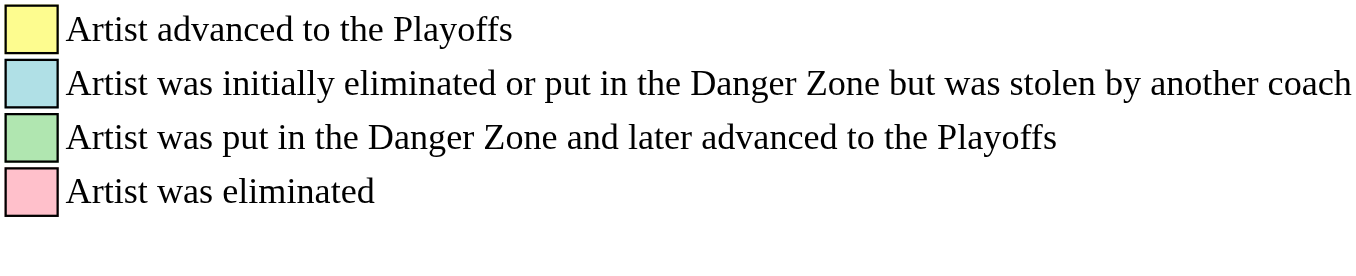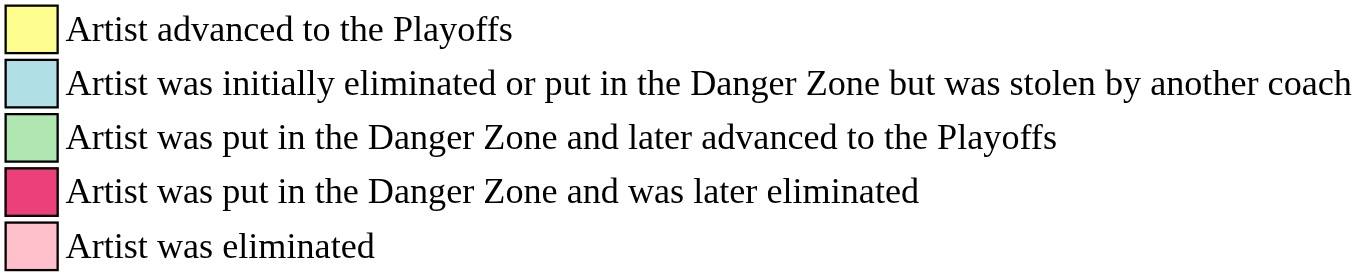+ row: (492, 191)
